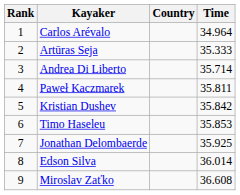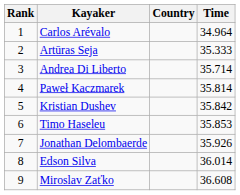(216, 87) 35.811 -> (216, 87) 35.814
(216, 143) 35.925 -> (216, 143) 35.926
